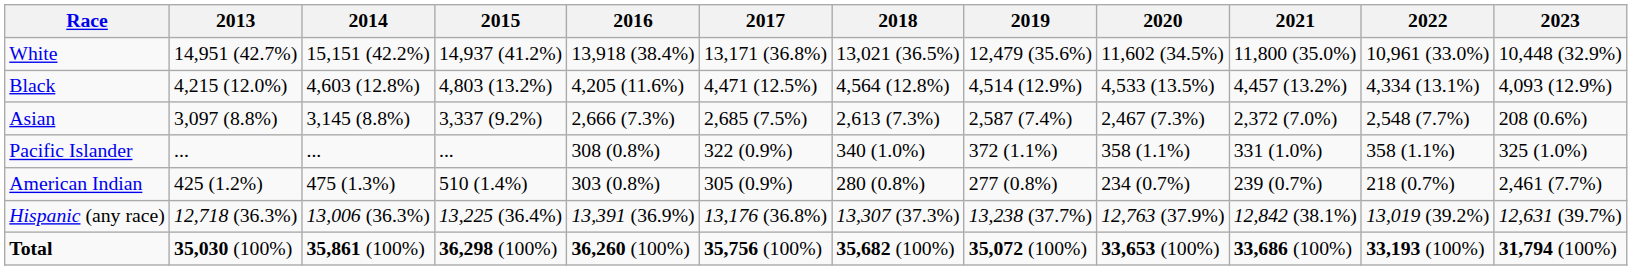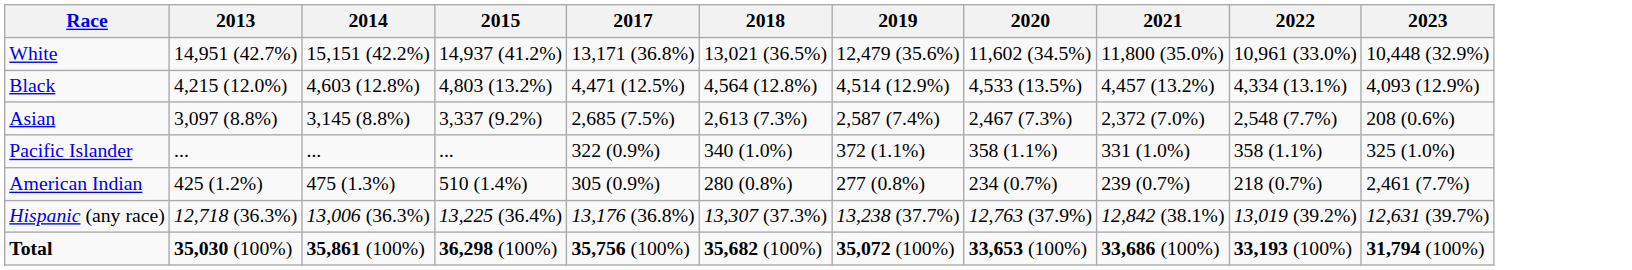- column: (633, 21)
